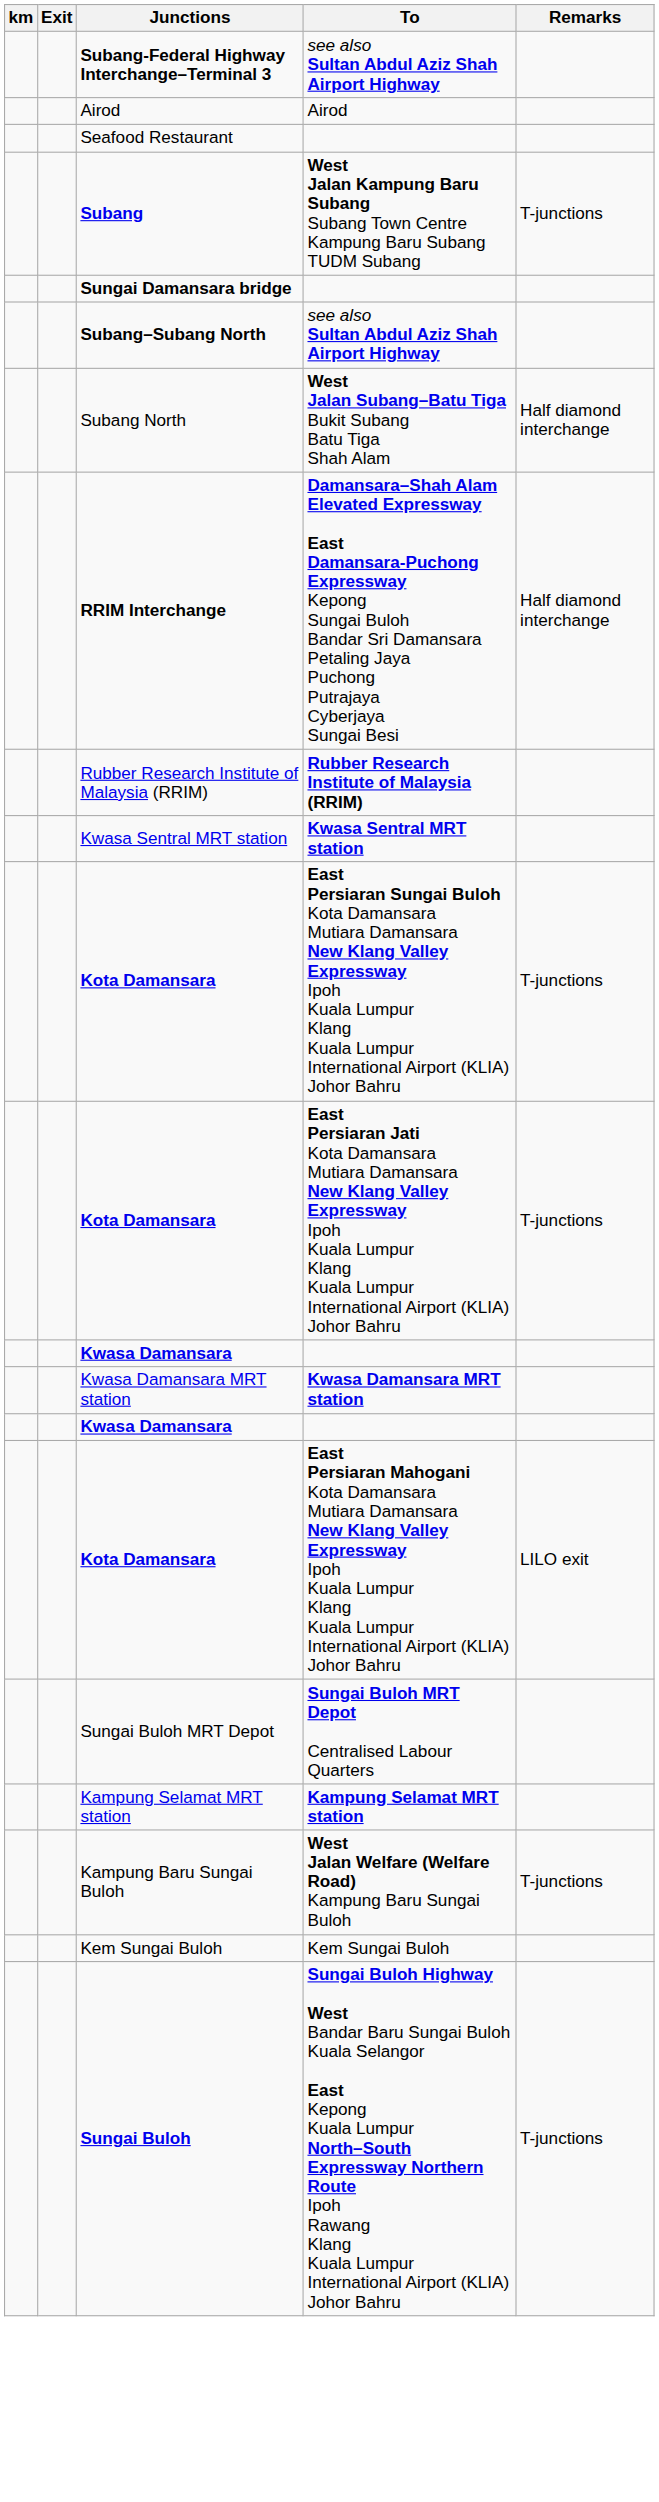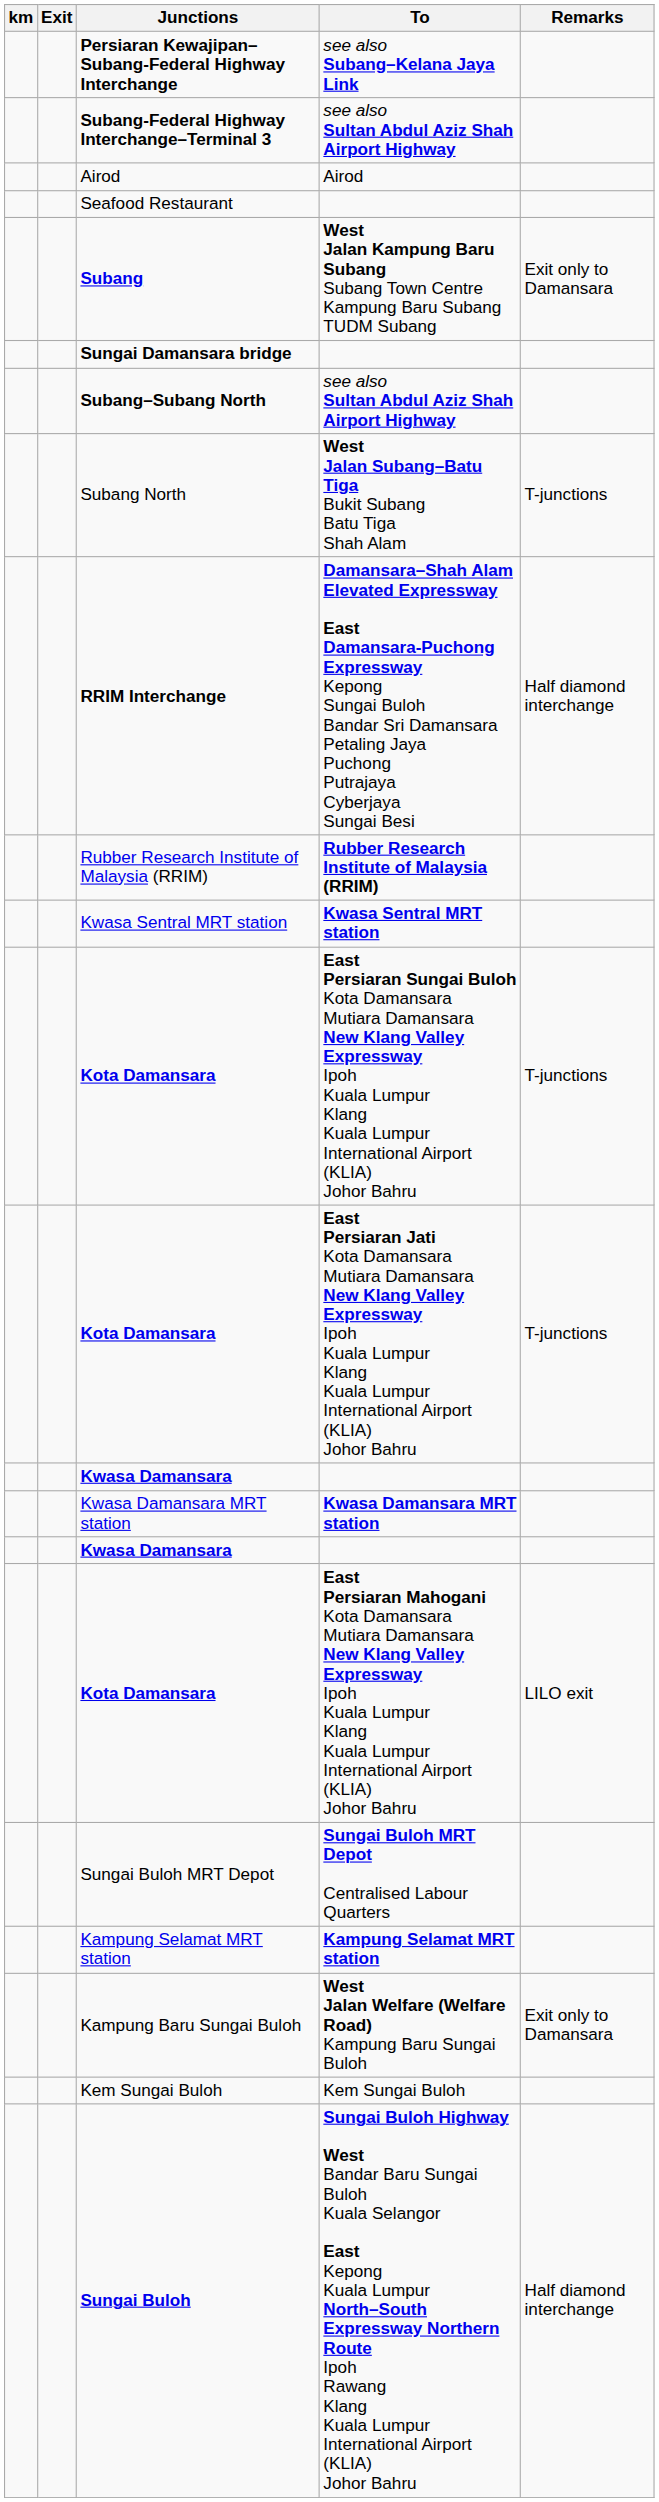+ row: (183, 64)
(561, 213) T-junctions -> (569, 279) Exit only to Damansara
(571, 419) Half diamond interchange -> (566, 495) T-junctions
(561, 1882) T-junctions -> (569, 2024) Exit only to Damansara
(561, 2138) T-junctions -> (575, 2300) Half diamond interchange
